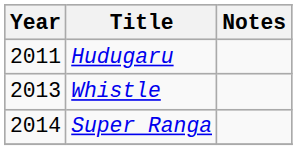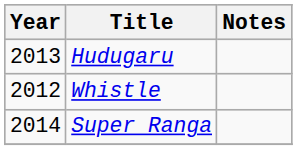(35, 57) 2011 -> (35, 57) 2013
(35, 92) 2013 -> (35, 92) 2012
